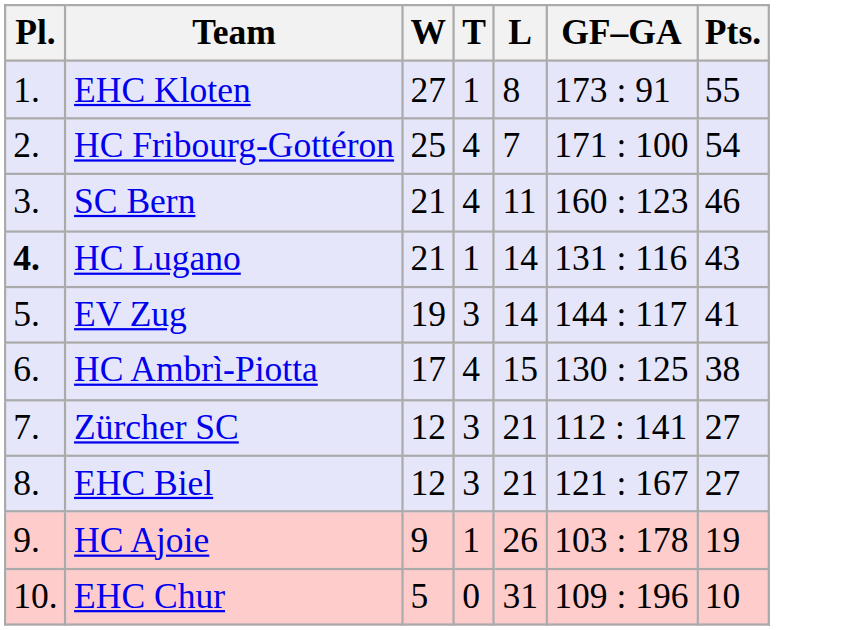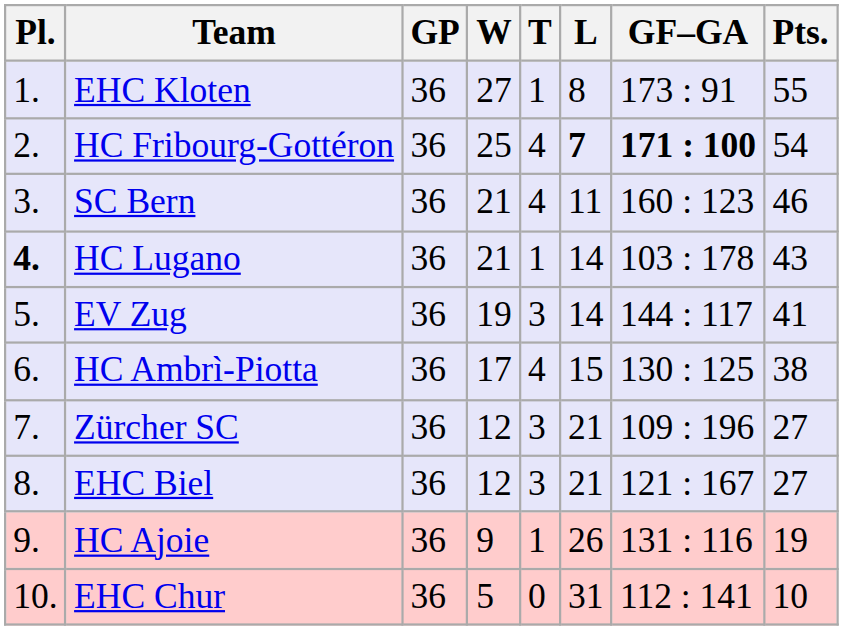+ column: (435, 32)
(511, 145) normal -> (577, 145) bold
(621, 145) normal -> (688, 145) bold
(621, 257) 131 : 116 -> (687, 257) 103 : 178
(621, 426) 112 : 141 -> (687, 426) 109 : 196
(621, 539) 103 : 178 -> (686, 539) 131 : 116
(621, 595) 109 : 196 -> (686, 595) 112 : 141
